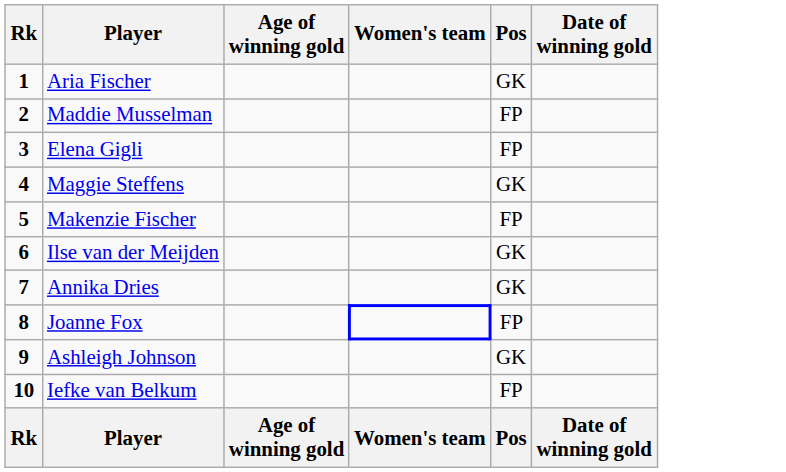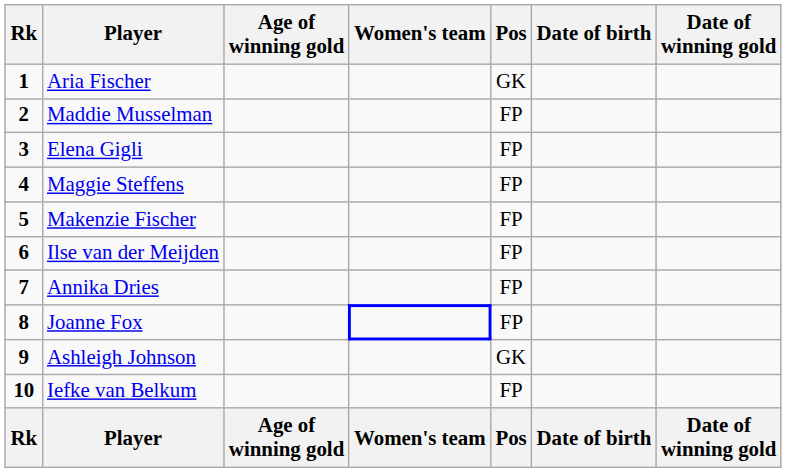+ column: (594, 34)
(511, 184) GK -> (511, 184) FP
(511, 253) GK -> (511, 253) FP
(511, 287) GK -> (511, 287) FP
